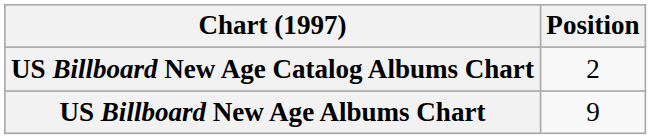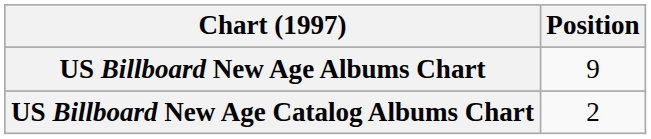rows swapped: (272, 111) <-> (272, 68)
